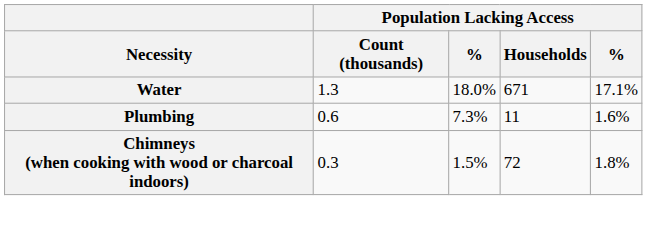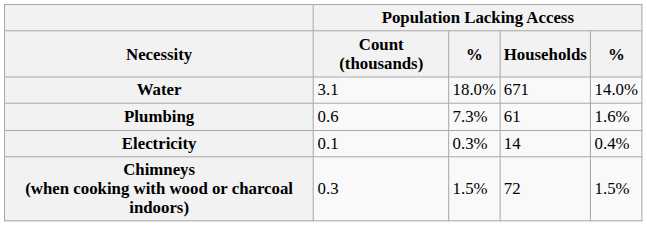(328, 90) 1.3 -> (328, 90) 3.1
(616, 90) 17.1% -> (616, 90) 14.0%
(512, 116) 11 -> (512, 116) 61
+ row: (159, 143)
(612, 162) 1.8% -> (612, 188) 1.5%
